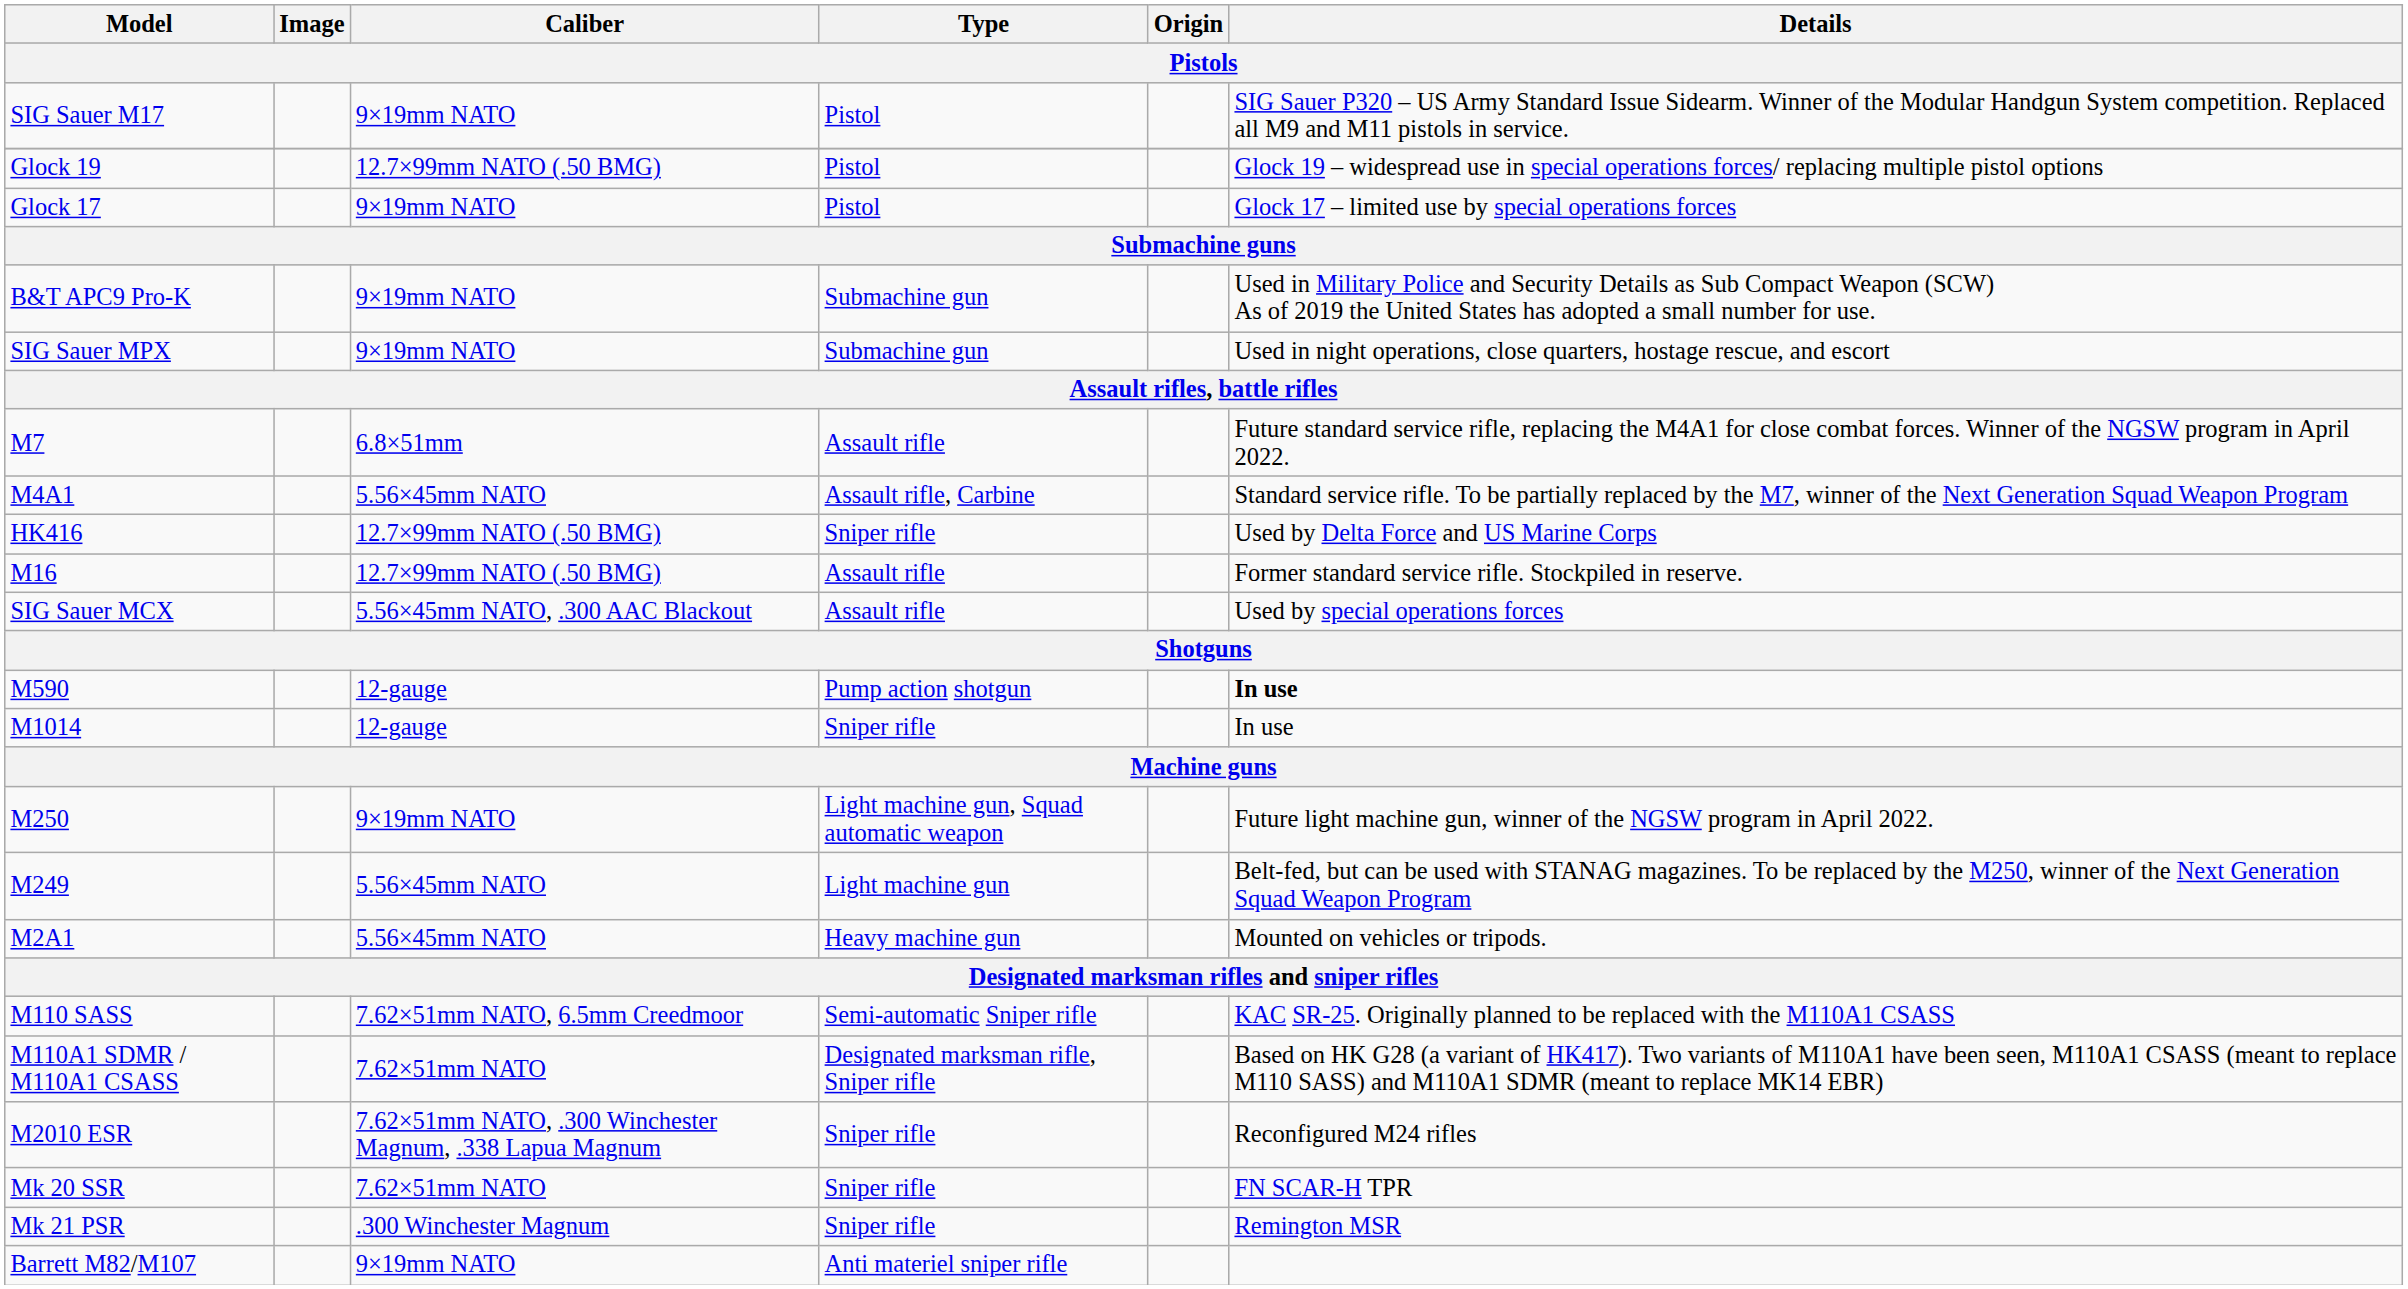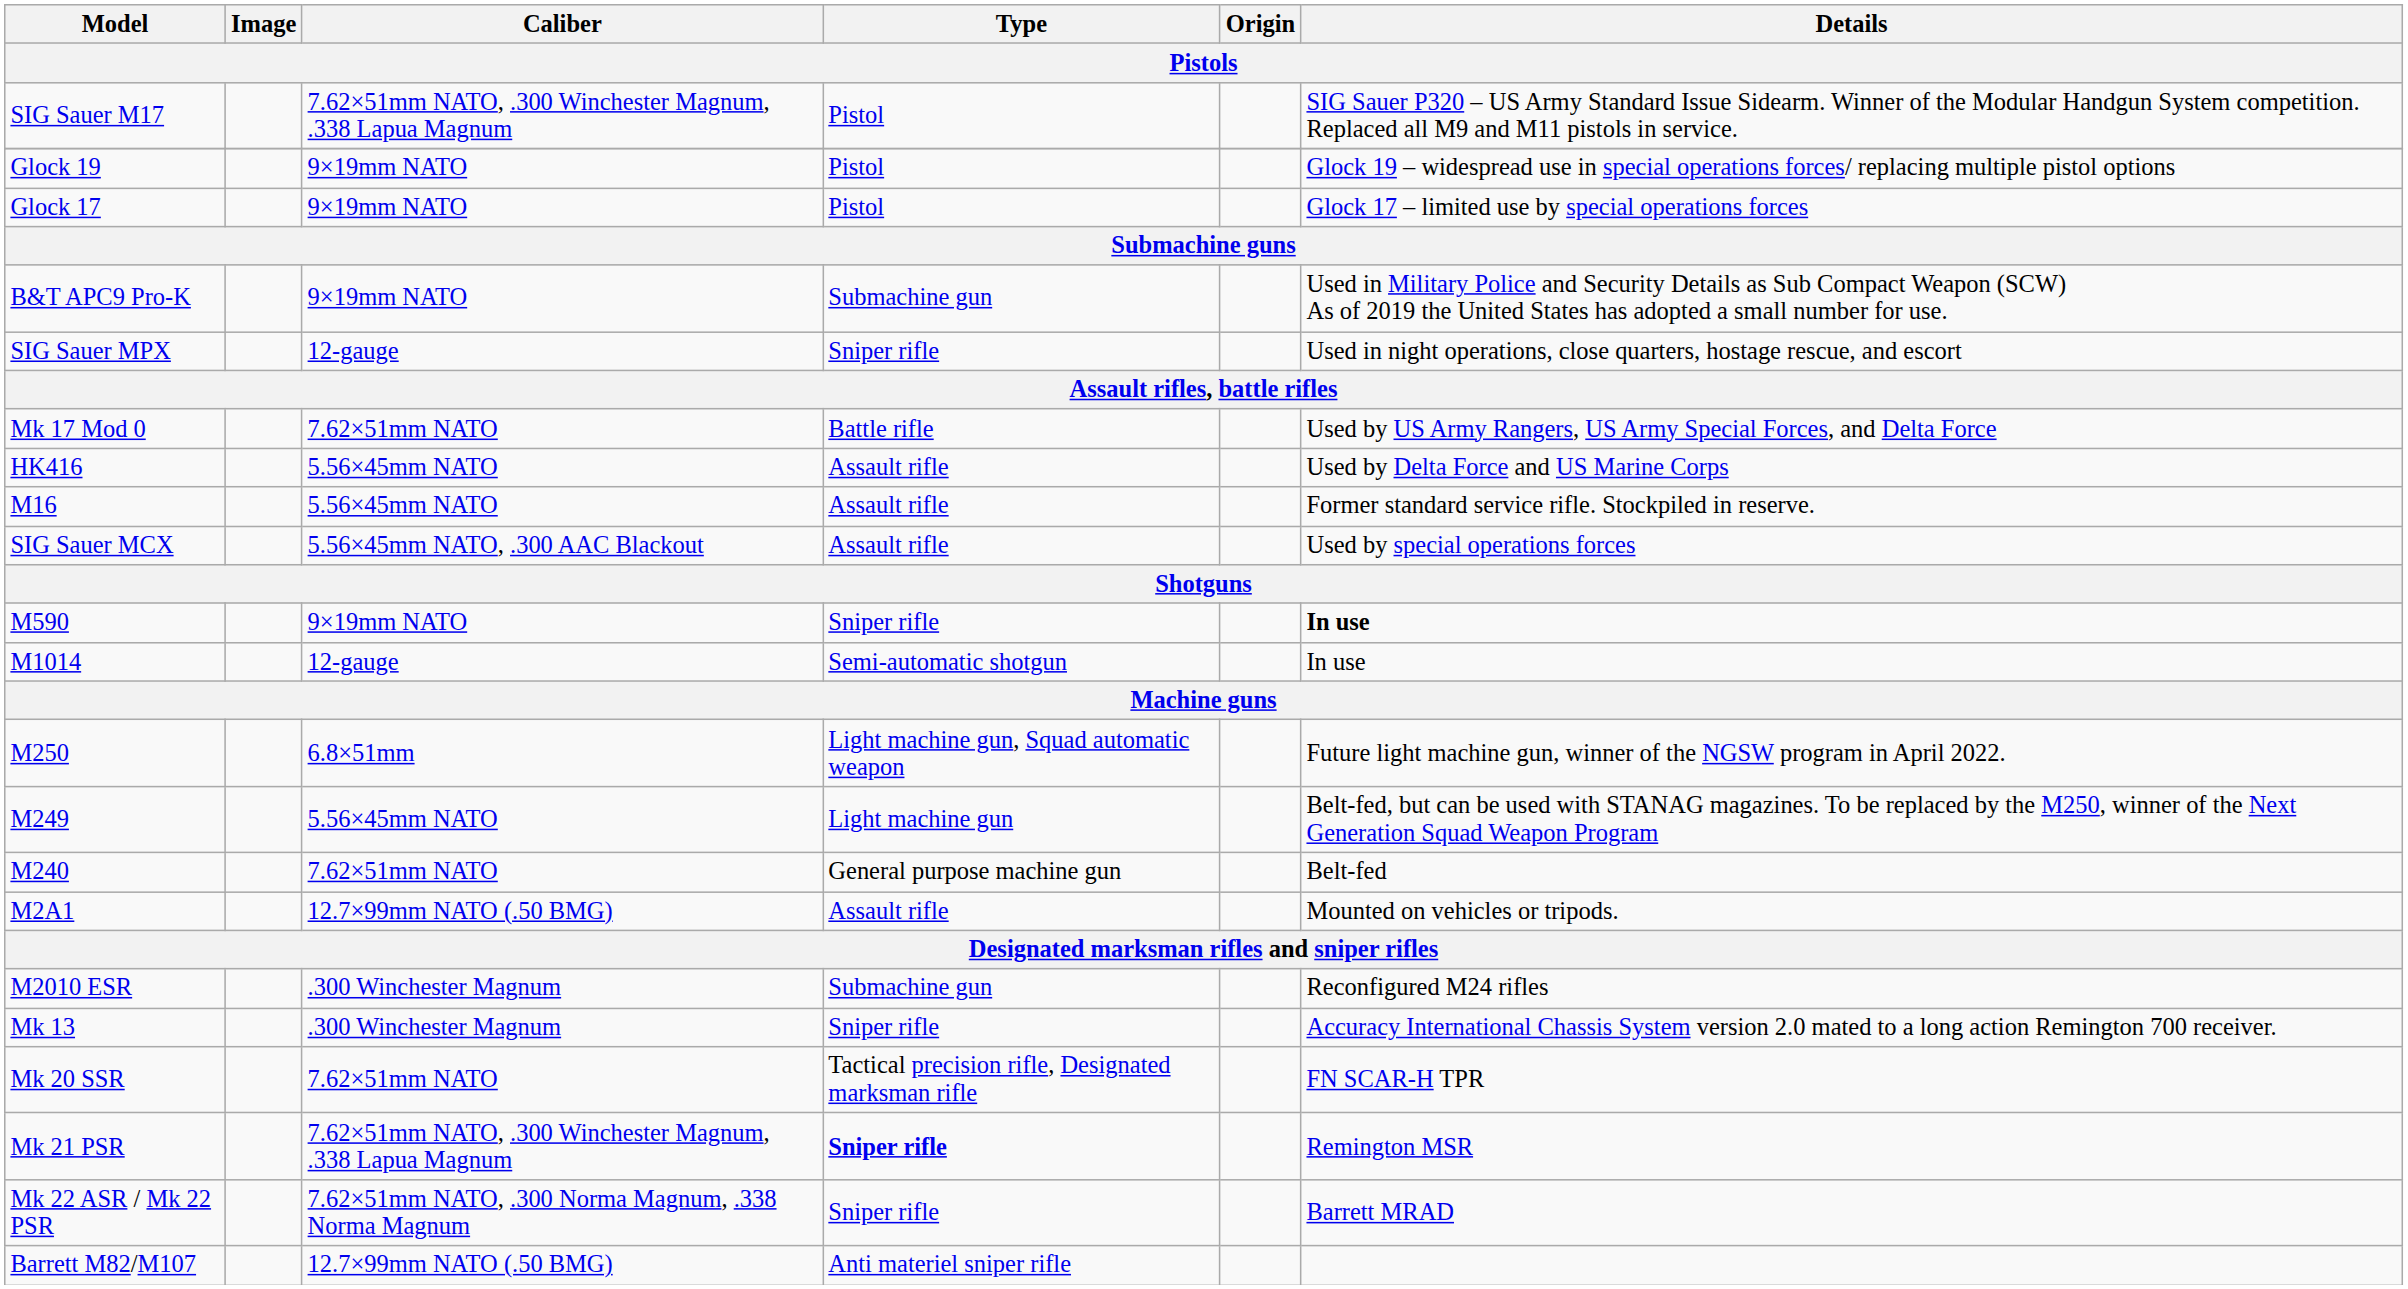(436, 115) 9×19mm NATO -> (539, 115) 7.62×51mm NATO, .300 Winchester Magnum, .338 Lapua Magnum
(508, 167) 12.7×99mm NATO (.50 BMG) -> (387, 167) 9×19mm NATO
(436, 350) 9×19mm NATO -> (353, 350) 12-gauge
(907, 350) Submachine gun -> (884, 350) Sniper rifle
- row: (27, 442)
- row: (42, 494)
+ row: (78, 428)
(508, 533) 12.7×99mm NATO (.50 BMG) -> (403, 467) 5.56×45mm NATO
(880, 533) Sniper rifle -> (889, 467) Assault rifle
(508, 572) 12.7×99mm NATO (.50 BMG) -> (403, 506) 5.56×45mm NATO
(401, 688) 12-gauge -> (387, 622) 9×19mm NATO
(928, 688) Pump action shotgun -> (884, 622) Sniper rifle
(880, 727) Sniper rifle -> (948, 661) Semi-automatic shotgun
(436, 819) 9×19mm NATO -> (361, 752) 6.8×51mm
+ row: (40, 871)
(451, 938) 5.56×45mm NATO -> (460, 910) 12.7×99mm NATO (.50 BMG)
(922, 938) Heavy machine gun -> (889, 910) Assault rifle
- row: (72, 1015)
- row: (98, 1068)
(537, 1134) 7.62×51mm NATO, .300 Winchester Magnum, .338 Lapua Magnum -> (434, 988) .300 Winchester Magnum
(880, 1134) Sniper rifle -> (910, 988) Submachine gun
+ row: (43, 1027)
(880, 1187) Sniper rifle -> (999, 1079) Tactical precision rifle, Designated marksman rifle
(483, 1226) .300 Winchester Magnum -> (539, 1145) 7.62×51mm NATO, .300 Winchester Magnum, .338 Lapua Magnum
(880, 1226) normal -> (888, 1145) bold
+ row: (111, 1212)
(436, 1264) 9×19mm NATO -> (460, 1264) 12.7×99mm NATO (.50 BMG)
